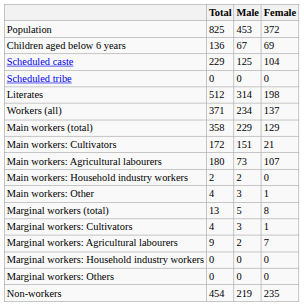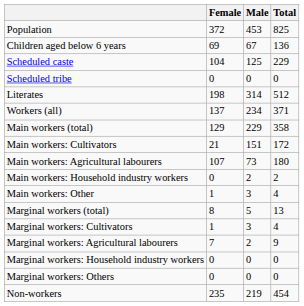columns swapped: (220, 12) <-> (280, 12)
